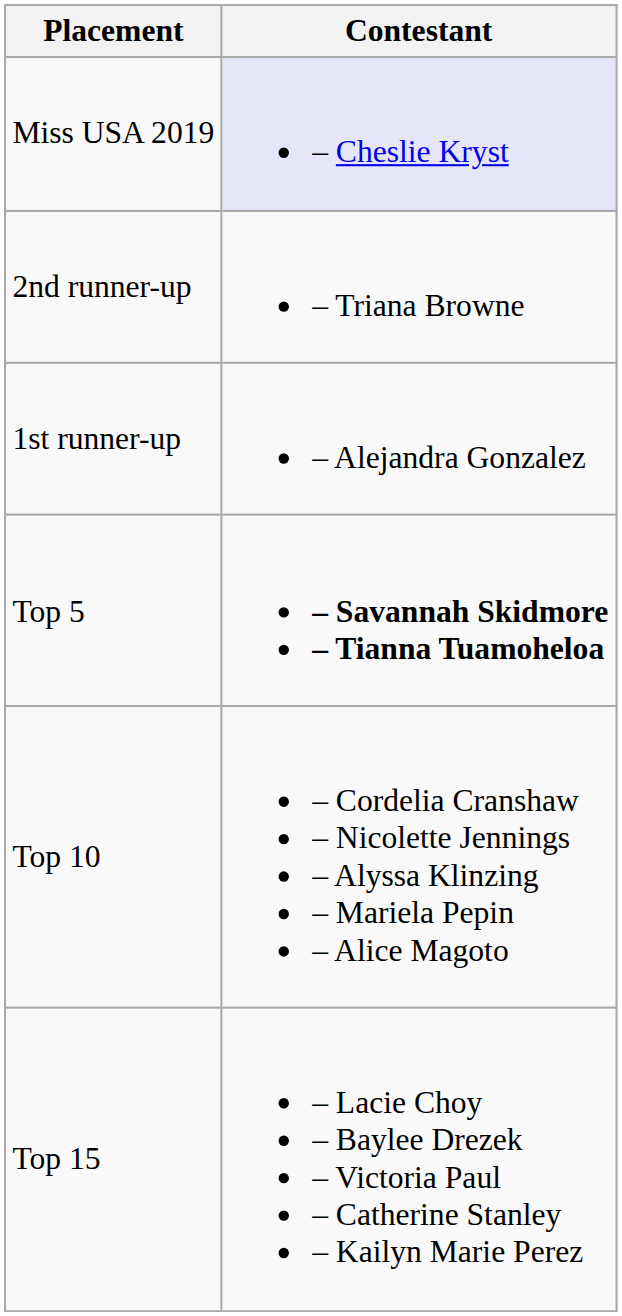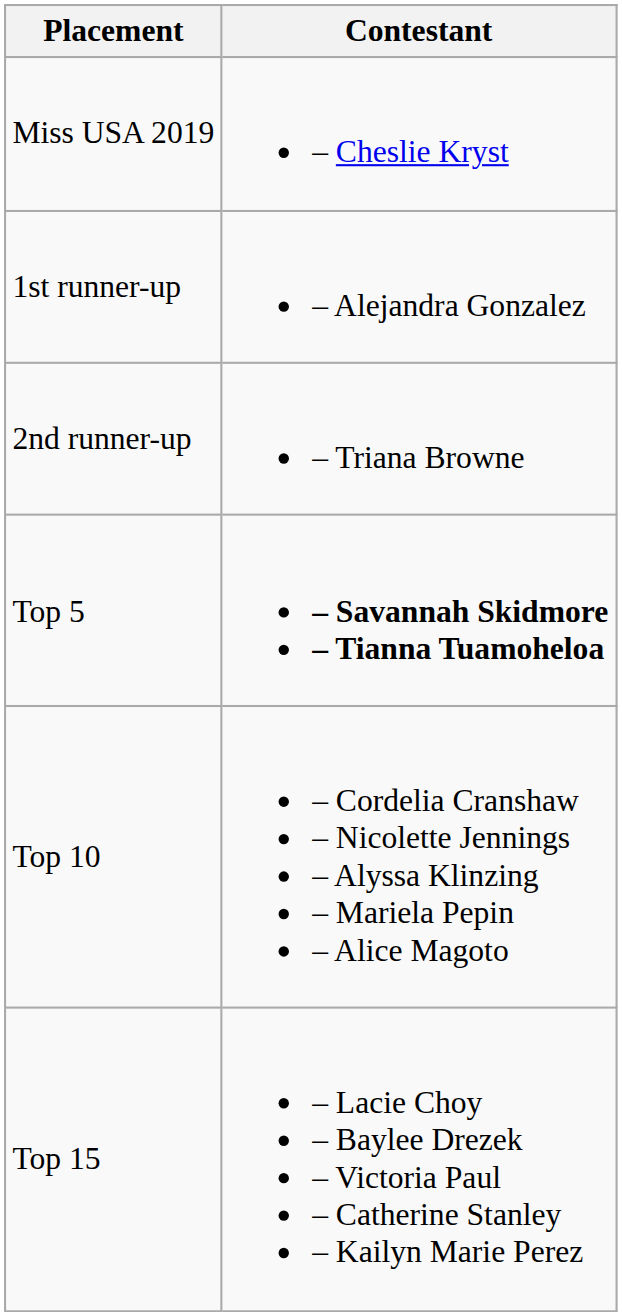(419, 152) lavender background -> (419, 152) no background
rows swapped: (97, 438) <-> (102, 285)
